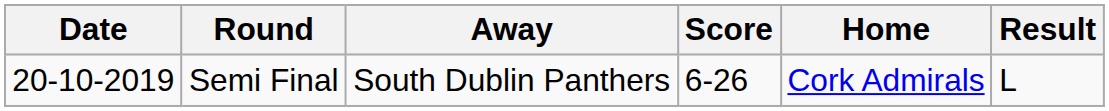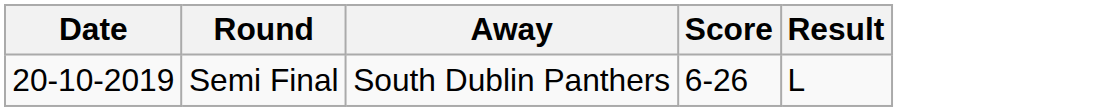- column: (886, 29)
